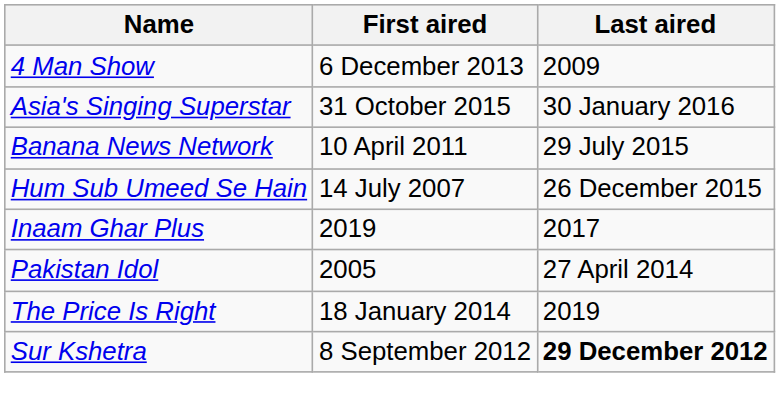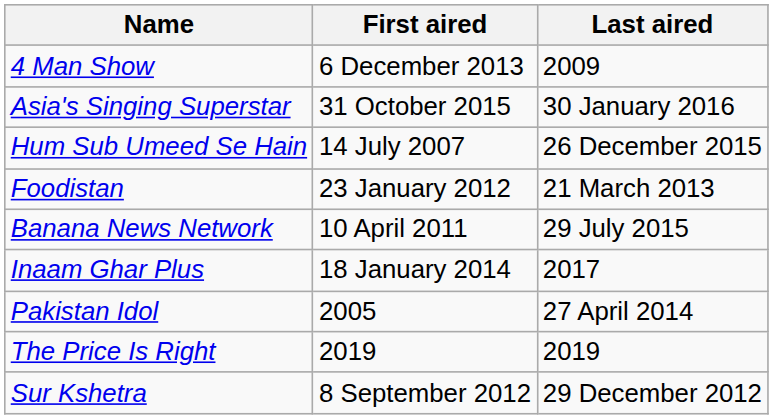rows swapped: (142, 147) <-> (159, 188)
+ row: (67, 188)
(348, 229) 2019 -> (415, 270) 18 January 2014
(415, 310) 18 January 2014 -> (348, 351) 2019
(655, 351) bold -> (652, 392) normal
